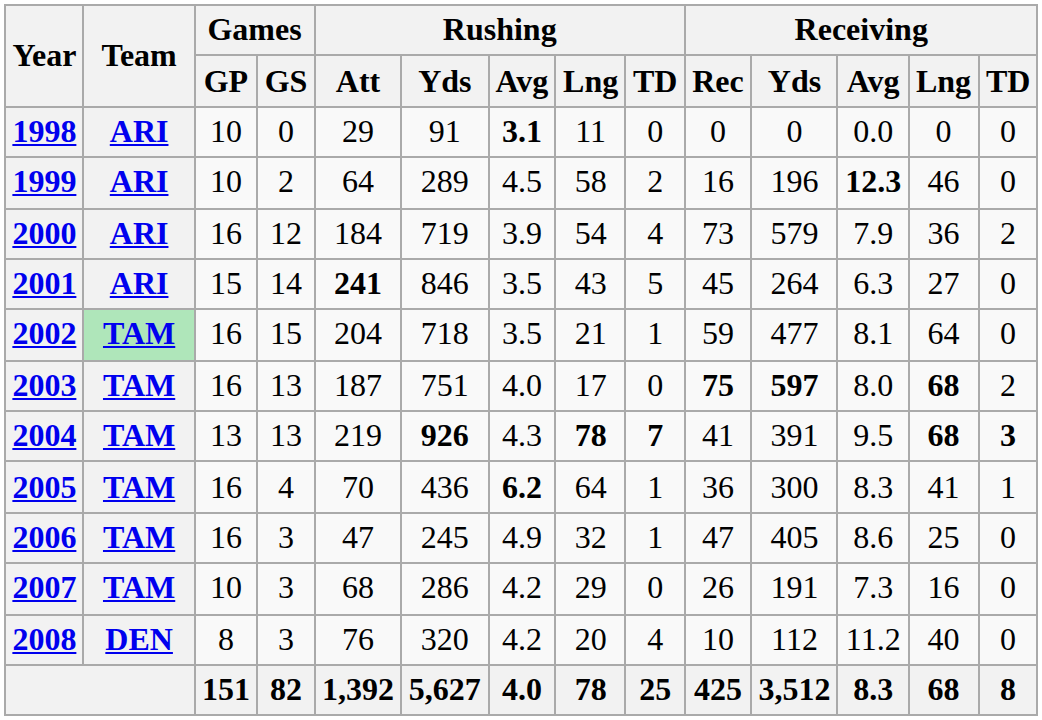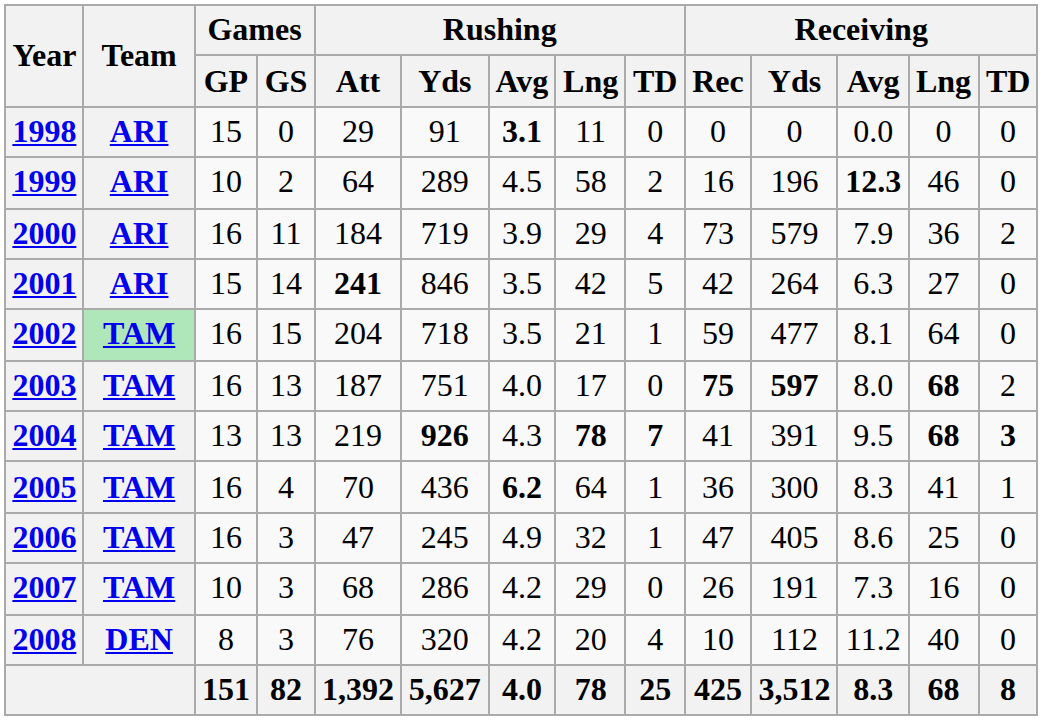(226, 131) 10 -> (226, 131) 15
(286, 232) 12 -> (286, 232) 11
(591, 232) 54 -> (591, 232) 29
(591, 283) 43 -> (591, 283) 42
(718, 283) 45 -> (718, 283) 42
